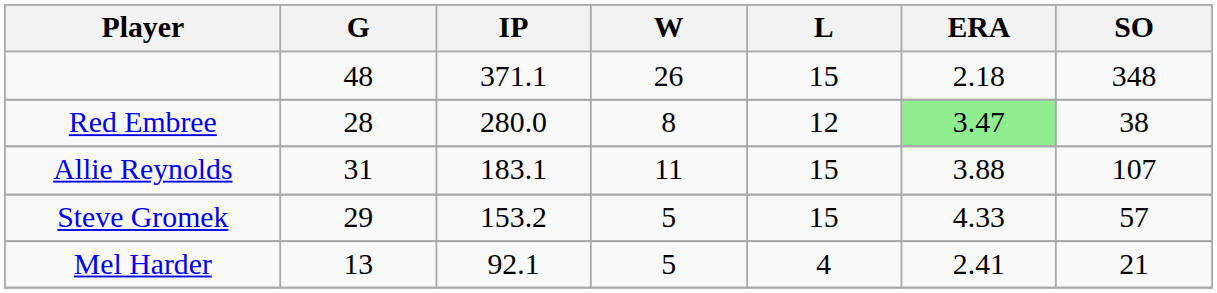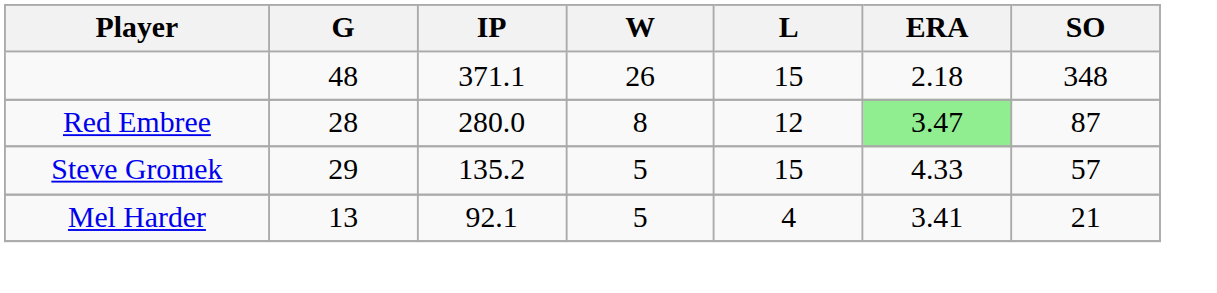(1134, 122) 38 -> (1086, 122) 87
- row: (143, 169)
(513, 216) 153.2 -> (492, 169) 135.2
(979, 264) 2.41 -> (937, 216) 3.41
